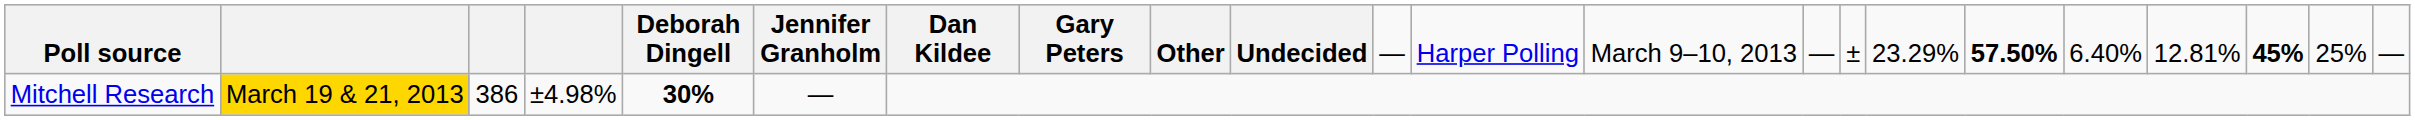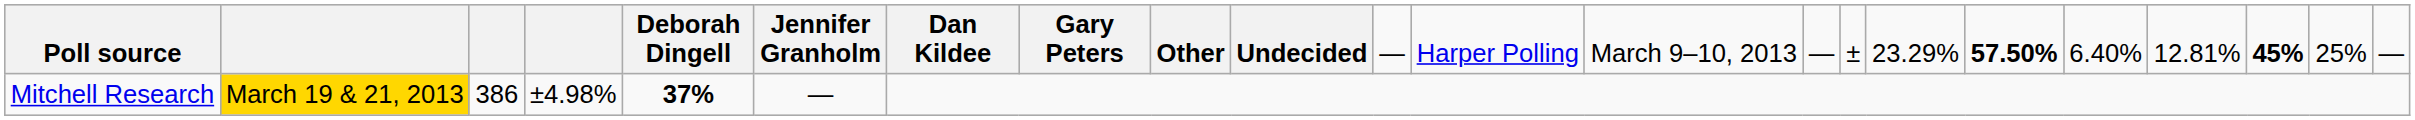(688, 94) 30% -> (688, 94) 37%
